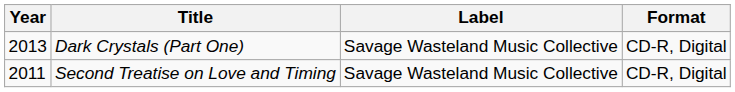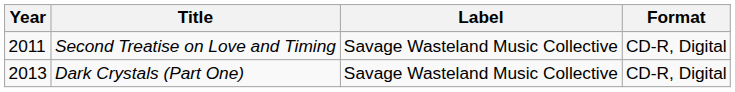rows swapped: (195, 73) <-> (150, 45)
